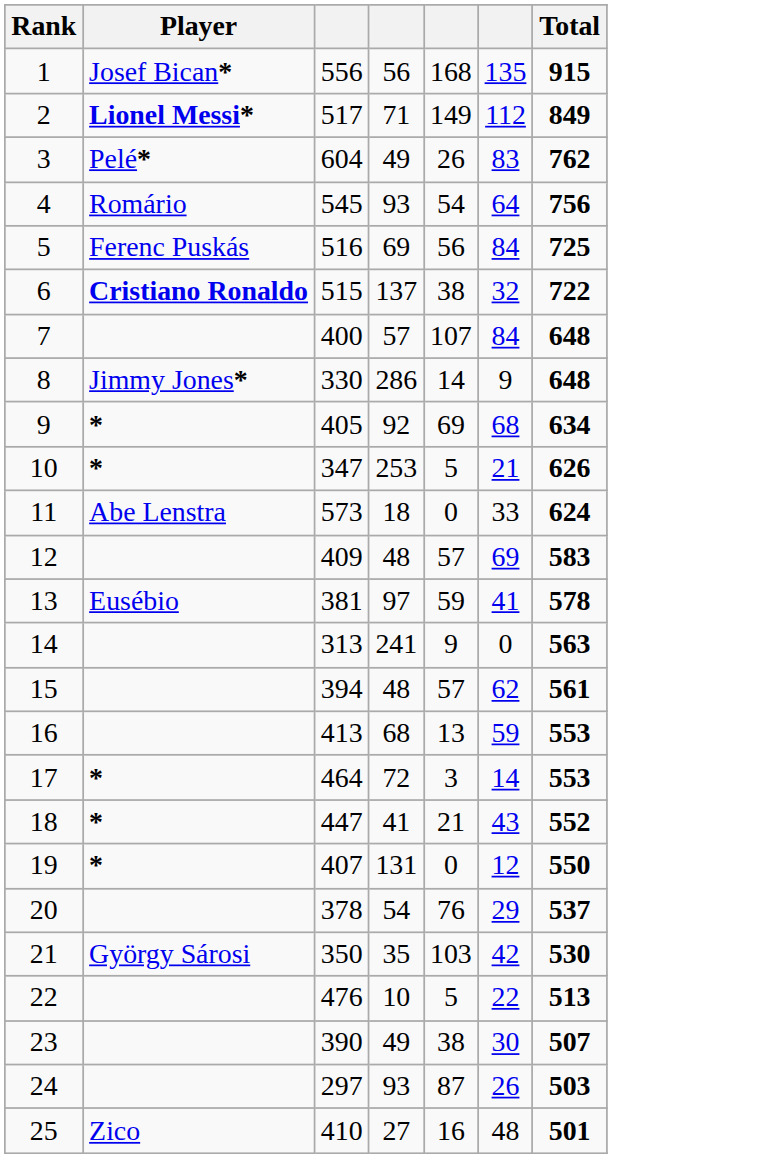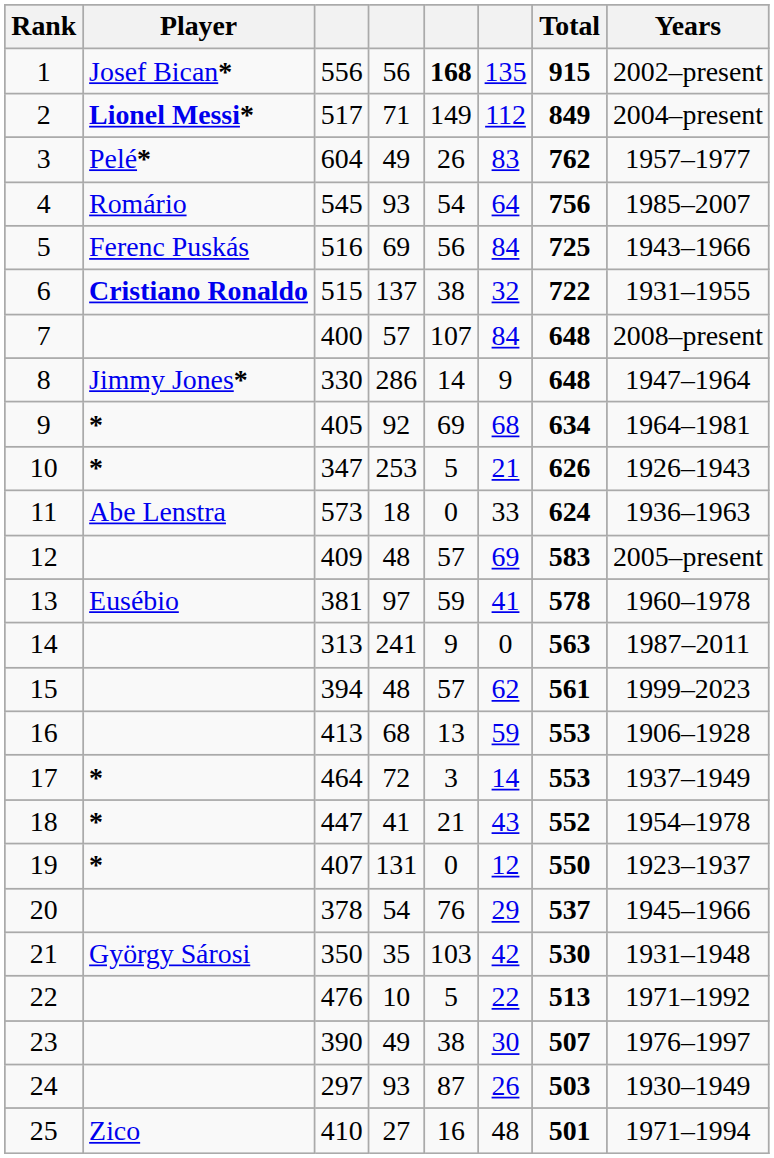+ column: (688, 26)
(451, 70) normal -> (451, 70) bold
